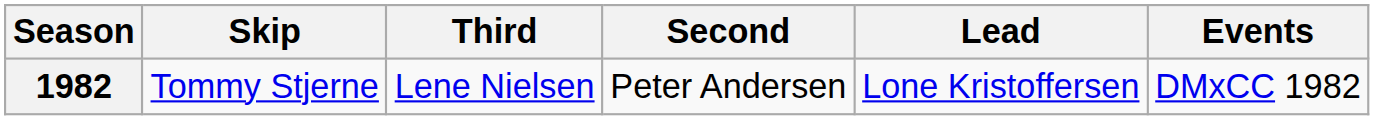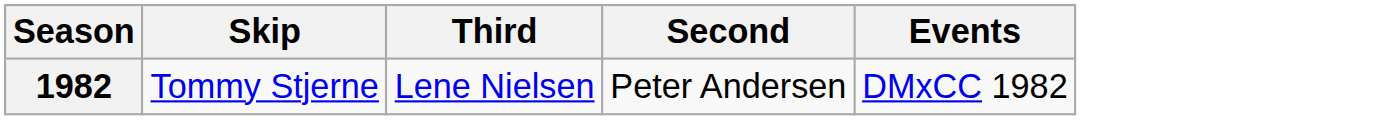- column: (1001, 31)
